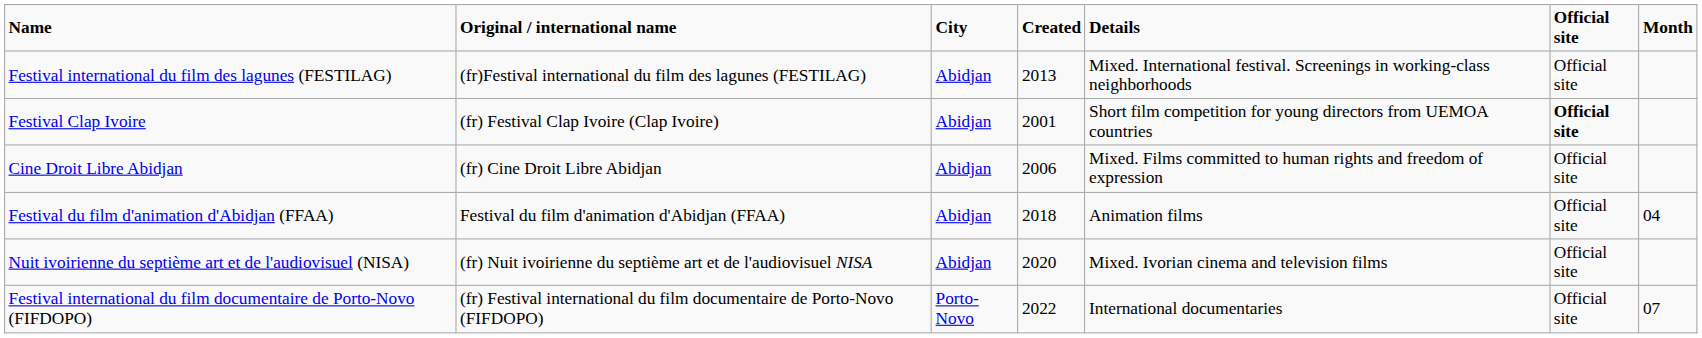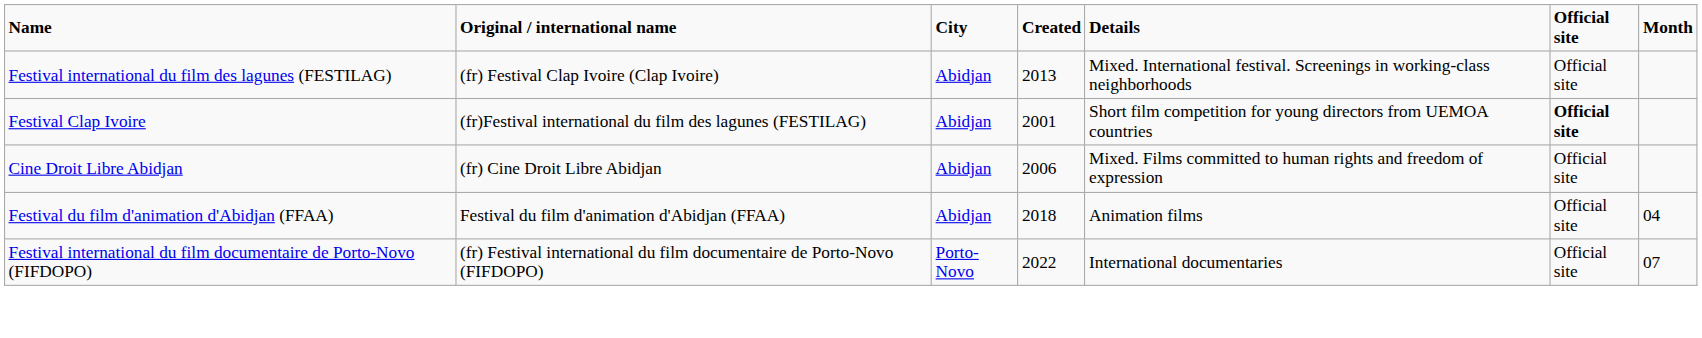(663, 74) (fr)Festival international du film des lagunes (FESTILAG) -> (589, 74) (fr) Festival Clap Ivoire (Clap Ivoire)
(589, 121) (fr) Festival Clap Ivoire (Clap Ivoire) -> (663, 121) (fr)Festival international du film des lagunes (FESTILAG)
- row: (209, 262)
